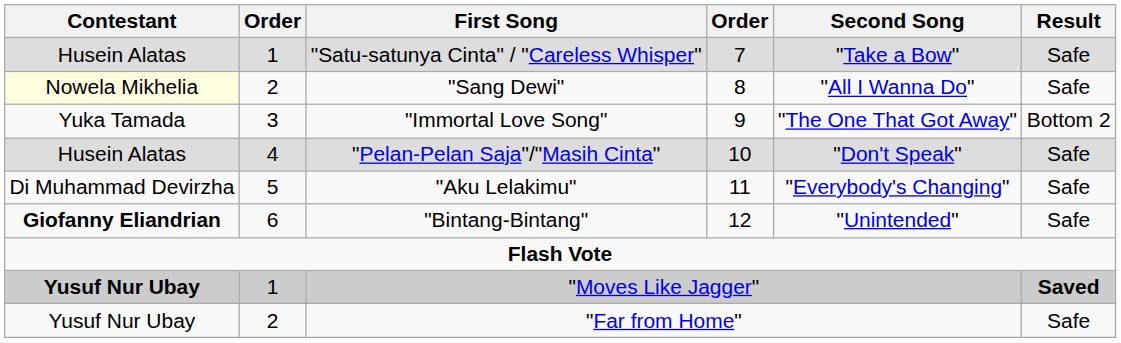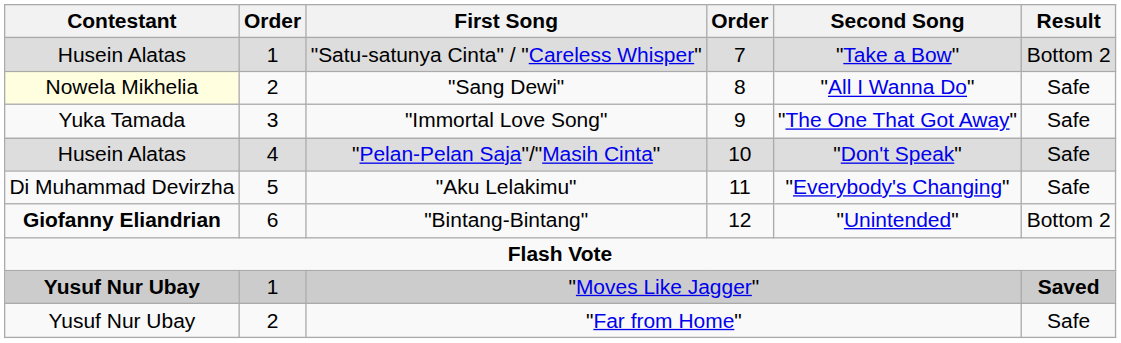(1069, 54) Safe -> (1069, 54) Bottom 2
(1069, 120) Bottom 2 -> (1069, 120) Safe
(1069, 220) Safe -> (1069, 220) Bottom 2
